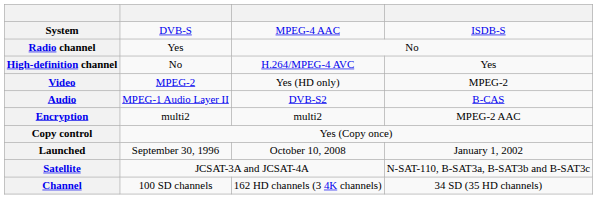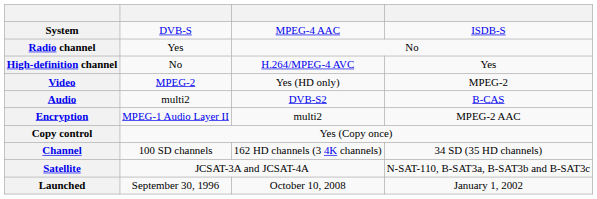(176, 99) MPEG-1 Audio Layer II -> (176, 99) multi2
(176, 116) multi2 -> (176, 116) MPEG-1 Audio Layer II
rows swapped: (62, 185) <-> (62, 151)
